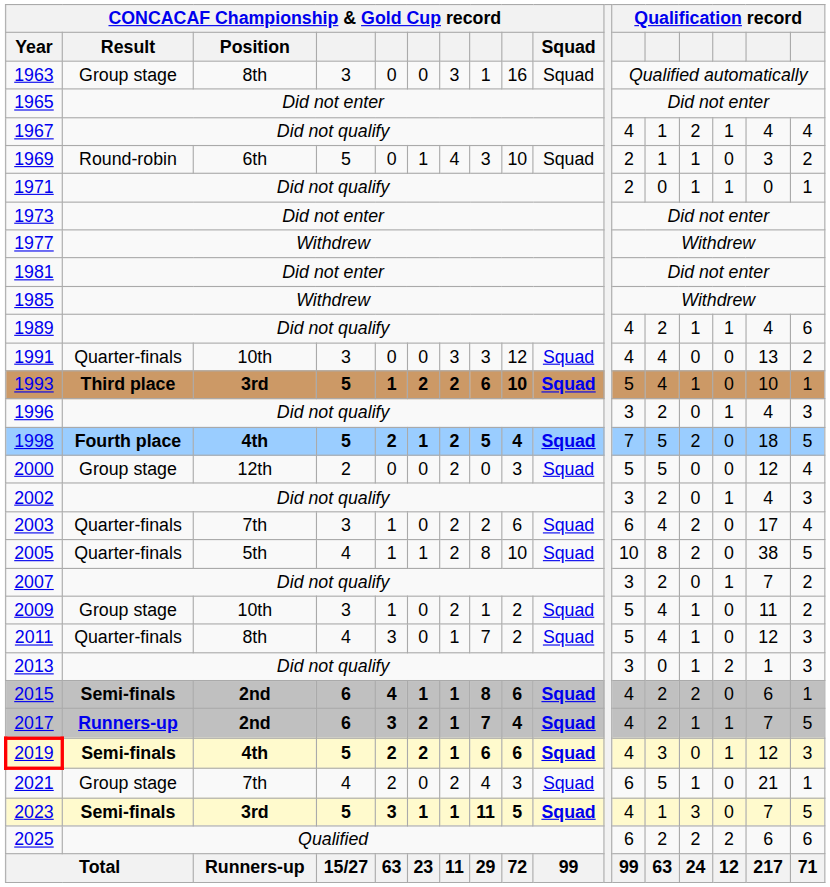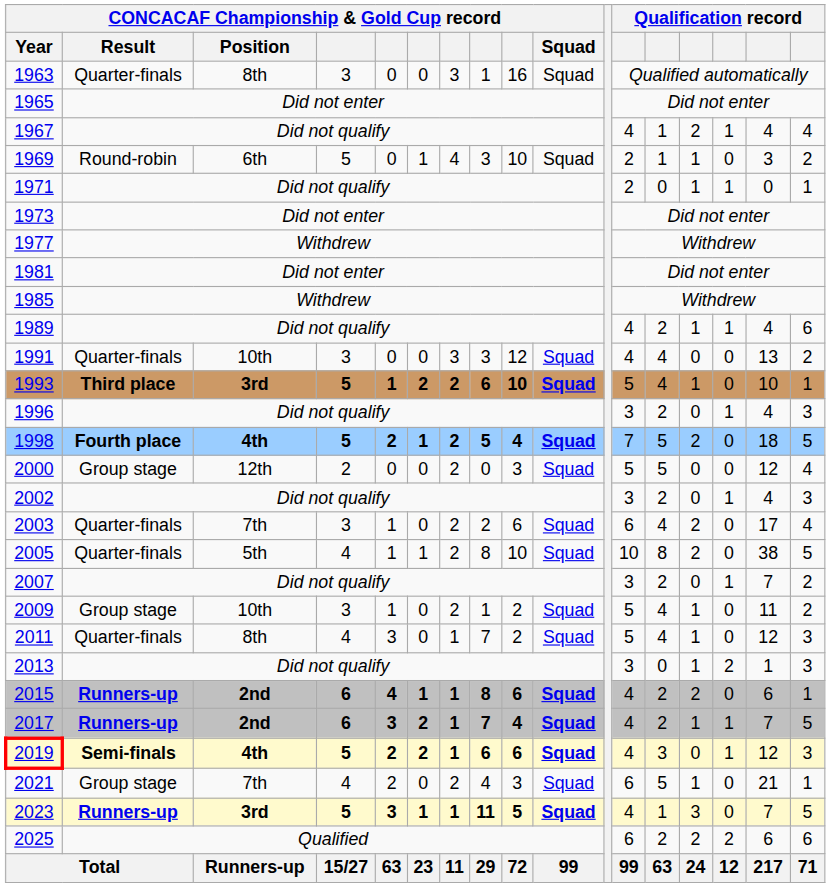(128, 74) Group stage -> (128, 74) Quarter-finals
(128, 694) Semi-finals -> (128, 694) Runners-up
(128, 811) Semi-finals -> (128, 811) Runners-up
